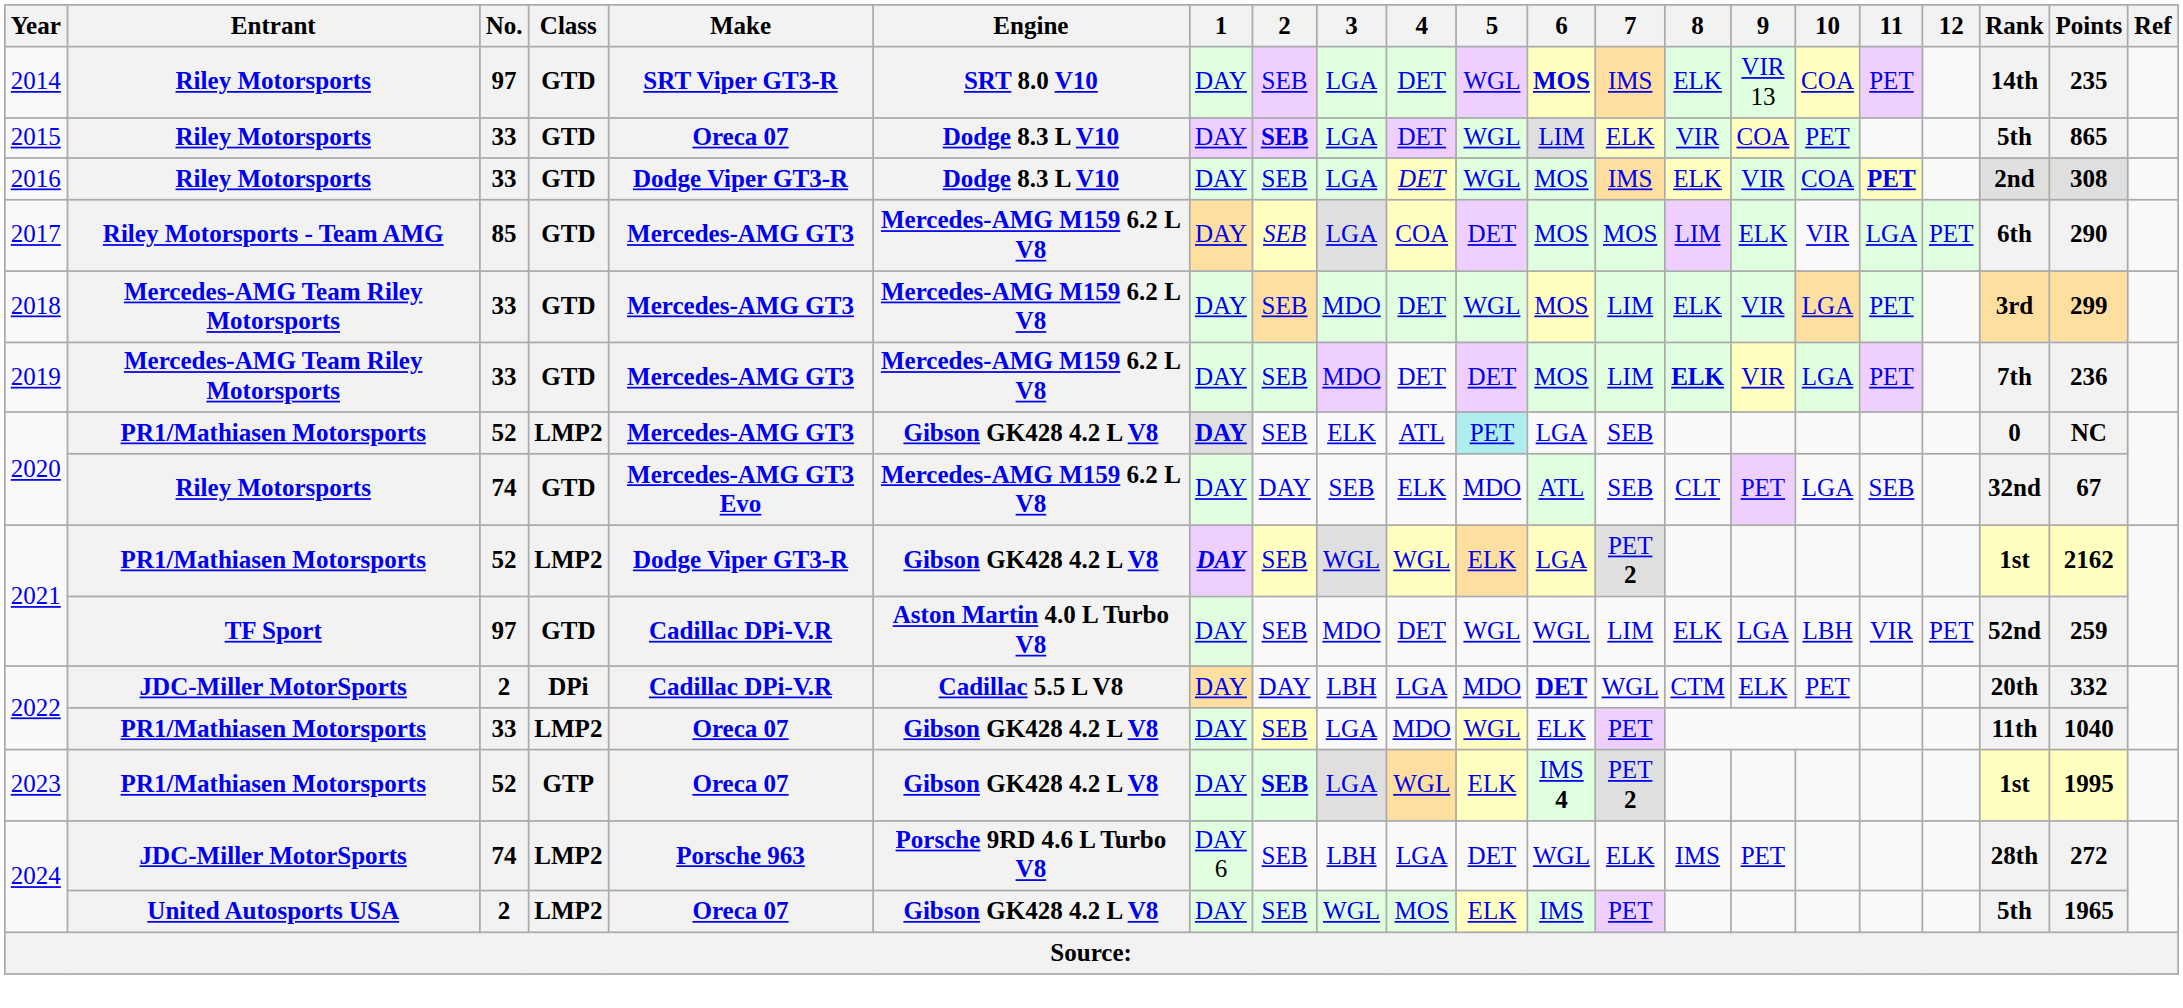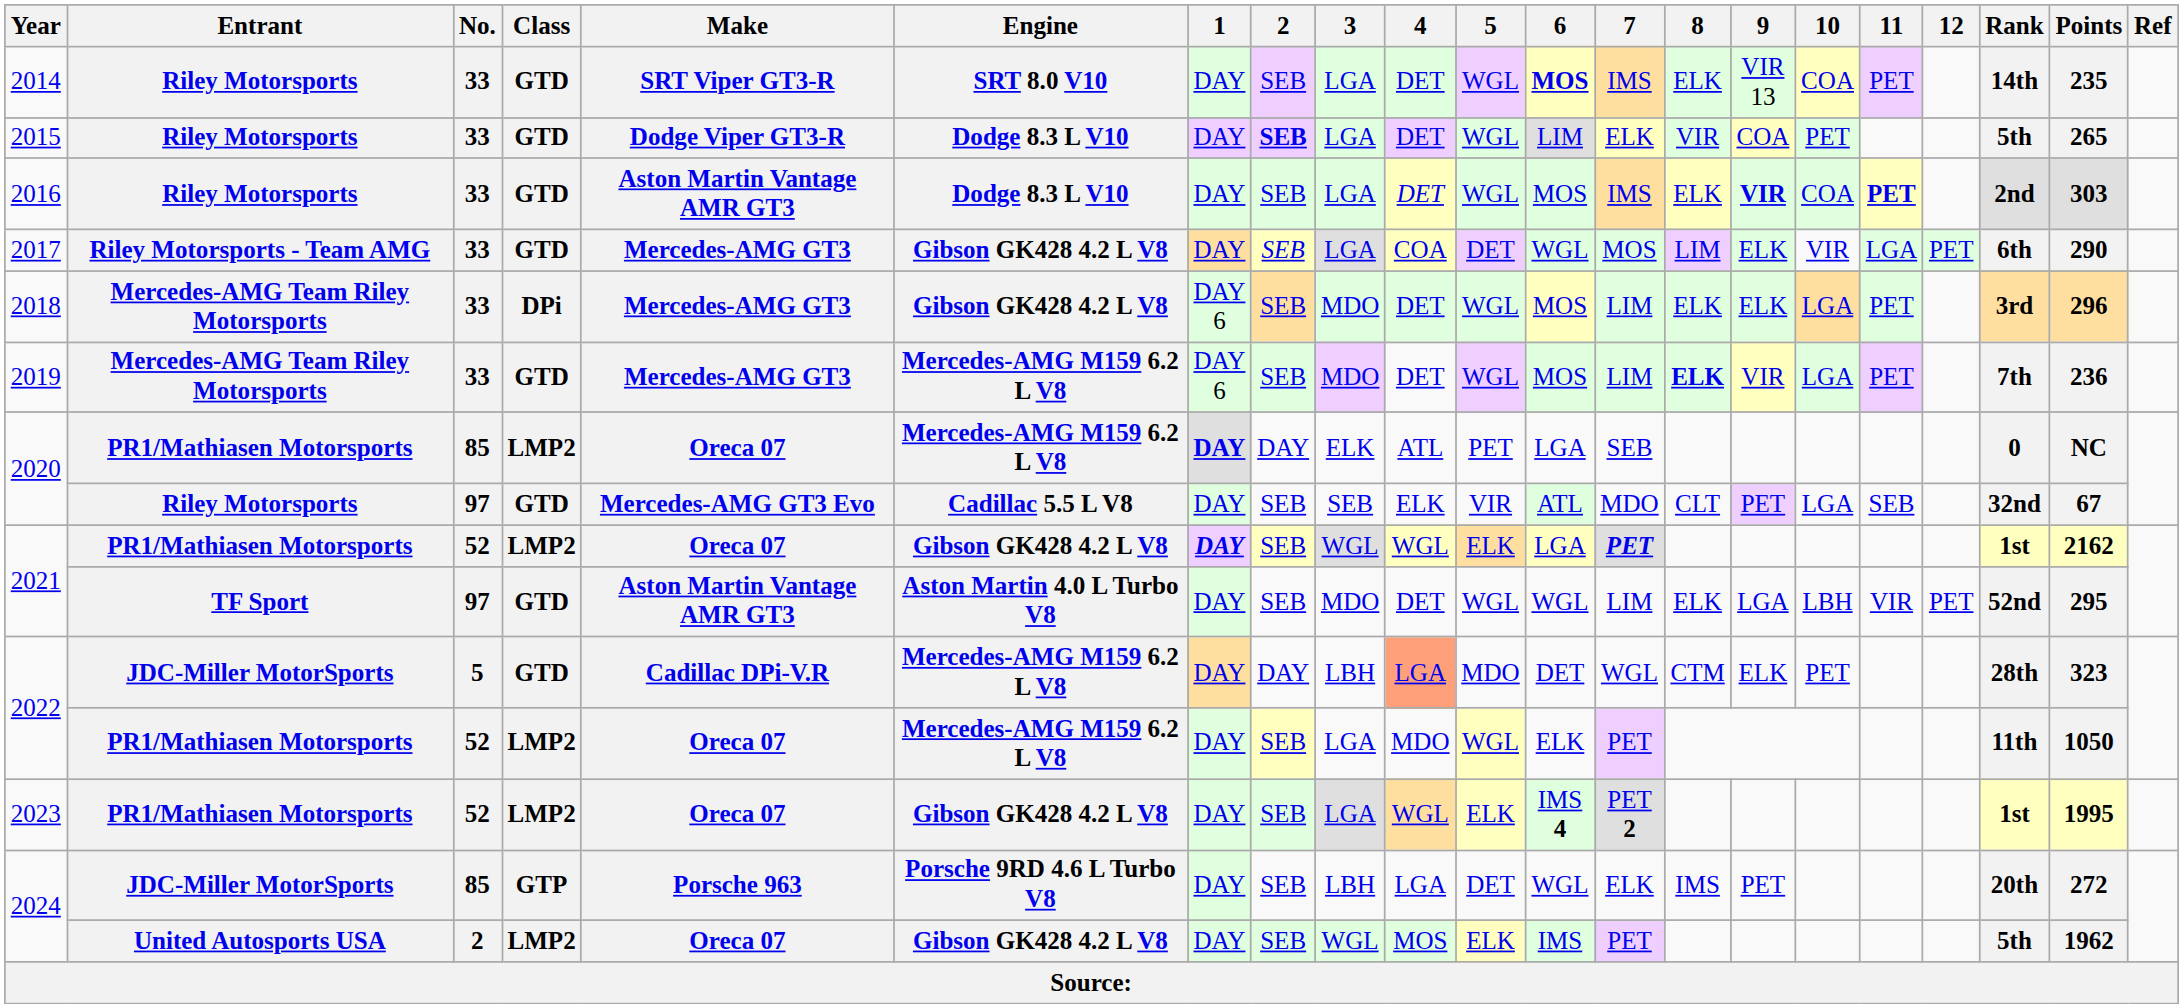(504, 81) 97 -> (477, 81) 33
(741, 137) Oreca 07 -> (737, 137) Dodge Viper GT3-R
(2089, 137) 865 -> (2089, 137) 265
(741, 179) Dodge Viper GT3-R -> (737, 193) Aston Martin Vantage AMR GT3
(1763, 179) normal -> (1763, 193) bold
(2089, 179) 308 -> (2089, 193) 303
(504, 235) 85 -> (477, 250) 33
(1031, 235) Mercedes-AMG M159 6.2 L V8 -> (1040, 250) Gibson GK428 4.2 L V8
(1561, 235) MOS -> (1560, 250) WGL
(568, 306) GTD -> (542, 306) DPi
(1031, 306) Mercedes-AMG M159 6.2 L V8 -> (1040, 306) Gibson GK428 4.2 L V8
(1221, 306) DAY -> (1219, 306) DAY 6
(1763, 306) VIR -> (1763, 306) ELK
(2089, 306) 299 -> (2089, 306) 296
(1221, 377) DAY -> (1219, 377) DAY 6
(1492, 377) DET -> (1490, 377) WGL
(504, 433) 52 -> (477, 447) 85
(740, 433) Mercedes-AMG GT3 -> (737, 447) Oreca 07
(1031, 433) Gibson GK428 4.2 L V8 -> (1040, 447) Mercedes-AMG M159 6.2 L V8
(1285, 433) SEB -> (1283, 447) DAY
(1492, 433) paleturquoise background -> (1491, 447) no background
(504, 489) 74 -> (477, 504) 97
(1031, 489) Mercedes-AMG M159 6.2 L V8 -> (1040, 504) Cadillac 5.5 L V8
(1285, 489) DAY -> (1283, 504) SEB
(1492, 489) MDO -> (1490, 504) VIR
(1630, 489) SEB -> (1629, 504) MDO
(741, 560) Dodge Viper GT3-R -> (737, 545) Oreca 07
(1630, 560) PET 2 -> (1629, 545) PET
(740, 631) Cadillac DPi-V.R -> (737, 601) Aston Martin Vantage AMR GT3
(2089, 631) 259 -> (2089, 601) 295
(504, 687) 2 -> (477, 672) 5
(568, 687) DPi -> (542, 672) GTD
(1031, 687) Cadillac 5.5 L V8 -> (1040, 672) Mercedes-AMG M159 6.2 L V8
(1422, 687) no background -> (1420, 672) lightsalmon background
(1561, 687) bold -> (1560, 672) normal
(2014, 687) 20th -> (2014, 672) 28th
(2089, 687) 332 -> (2089, 672) 323
(504, 728) 33 -> (477, 743) 52
(1031, 728) Gibson GK428 4.2 L V8 -> (1040, 743) Mercedes-AMG M159 6.2 L V8
(2089, 728) 1040 -> (2089, 743) 1050
(568, 784) GTP -> (542, 814) LMP2
(1285, 784) bold -> (1283, 814) normal
(504, 855) 74 -> (477, 885) 85
(568, 855) LMP2 -> (542, 885) GTP
(1221, 855) DAY 6 -> (1219, 885) DAY
(2014, 855) 28th -> (2014, 885) 20th
(2089, 911) 1965 -> (2089, 941) 1962
